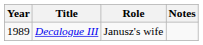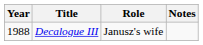(18, 31) 1989 -> (18, 31) 1988
